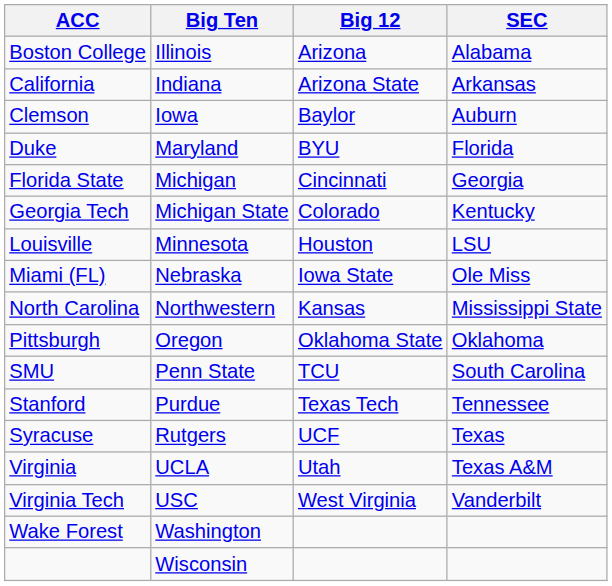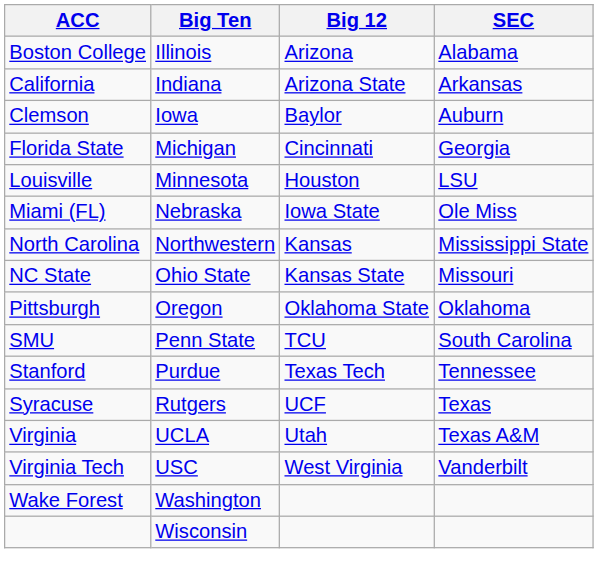- row: (33, 148)
- row: (69, 212)
+ row: (50, 276)
